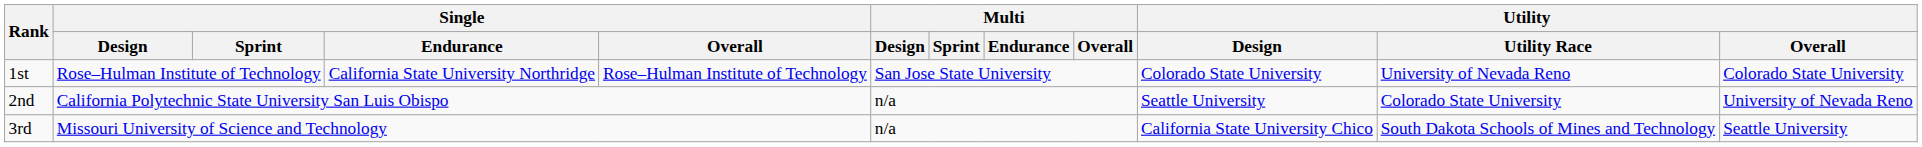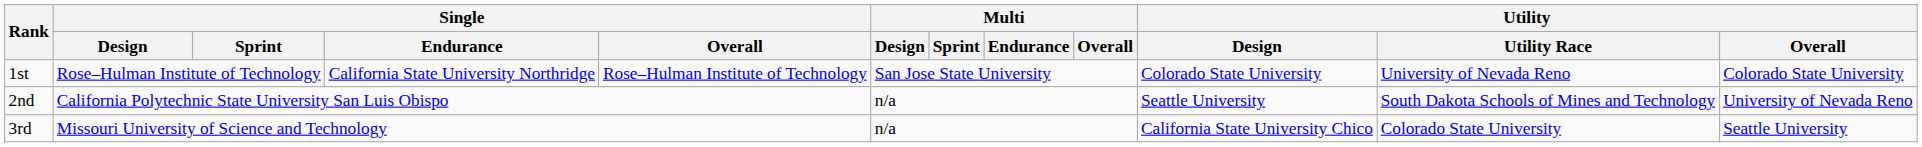(1471, 100) Colorado State University -> (1548, 100) South Dakota Schools of Mines and Technology
(1548, 127) South Dakota Schools of Mines and Technology -> (1471, 127) Colorado State University
